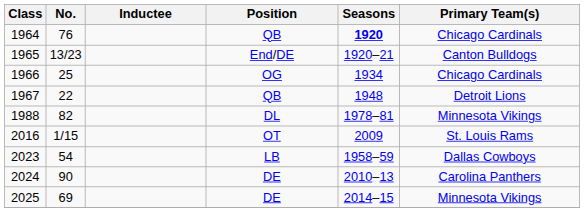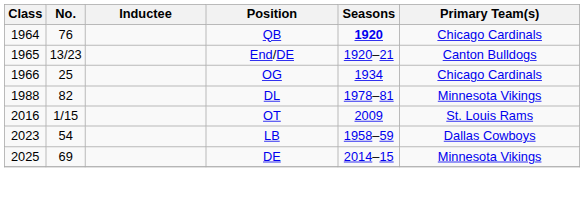- row: (25, 95)
- row: (25, 177)
